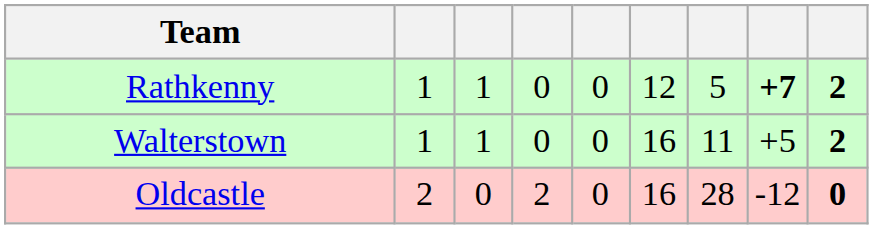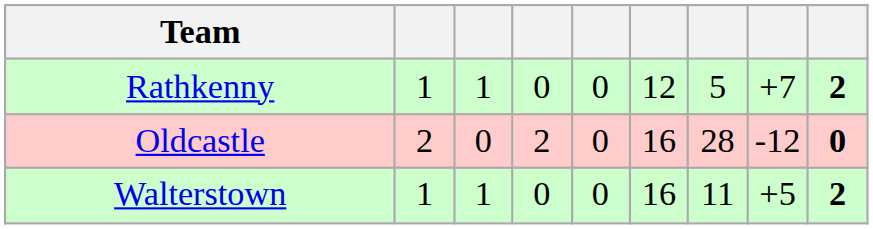(778, 85) bold -> (778, 85) normal
rows swapped: (200, 140) <-> (200, 194)
